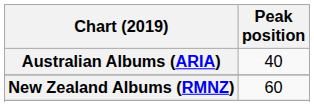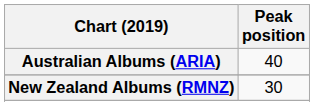(274, 87) 60 -> (274, 87) 30
